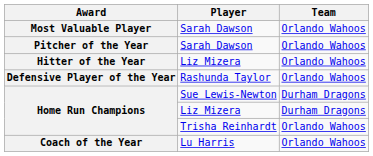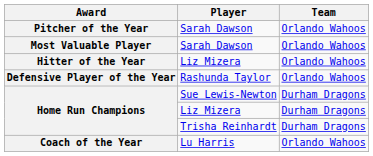rows swapped: (91, 29) <-> (91, 45)
(324, 127) Orlando Wahoos -> (324, 127) Durham Dragons
